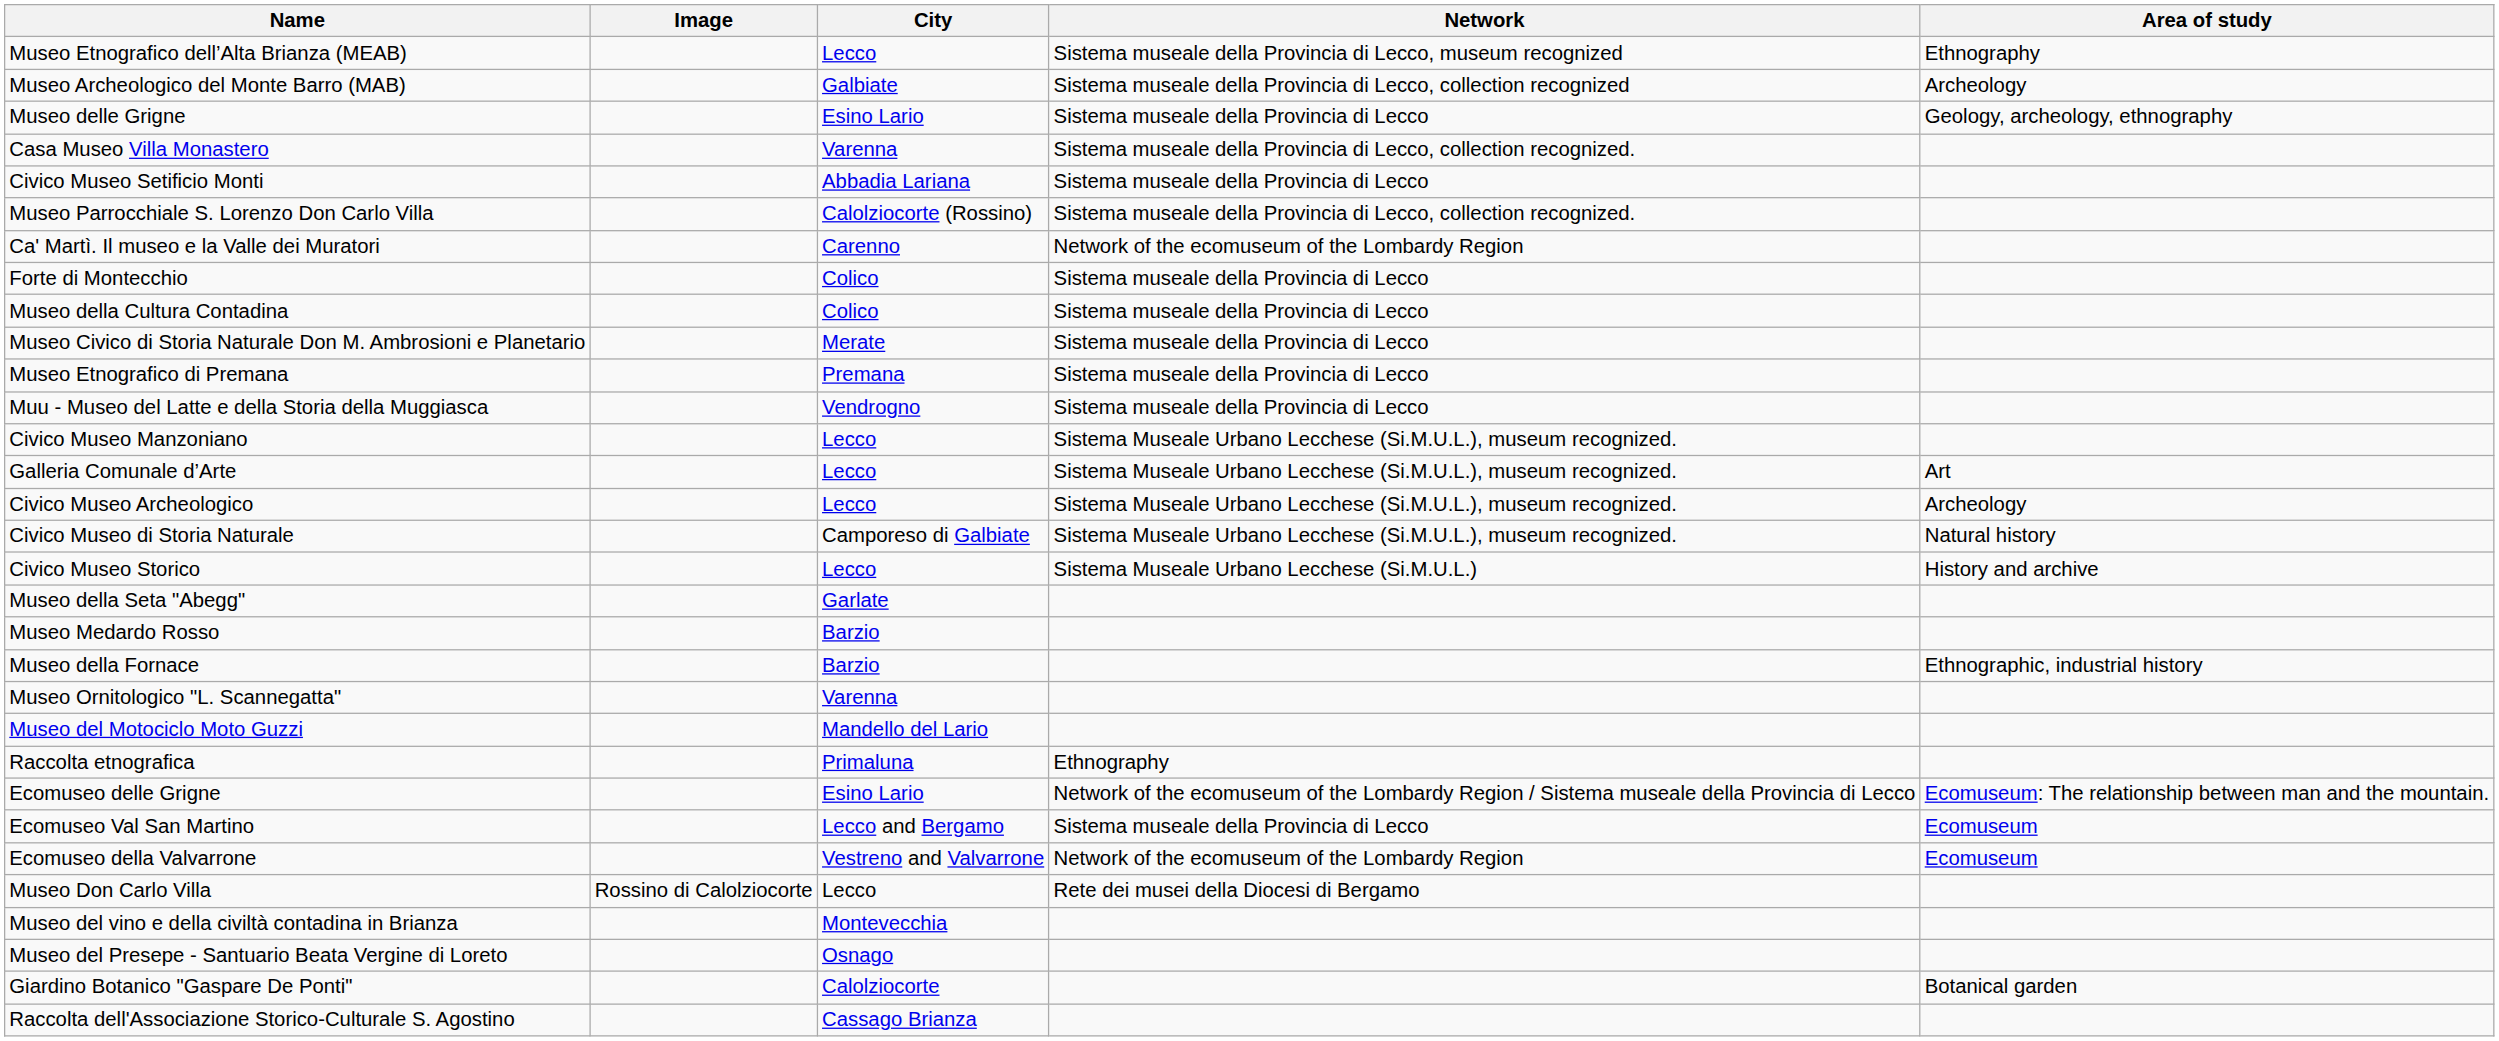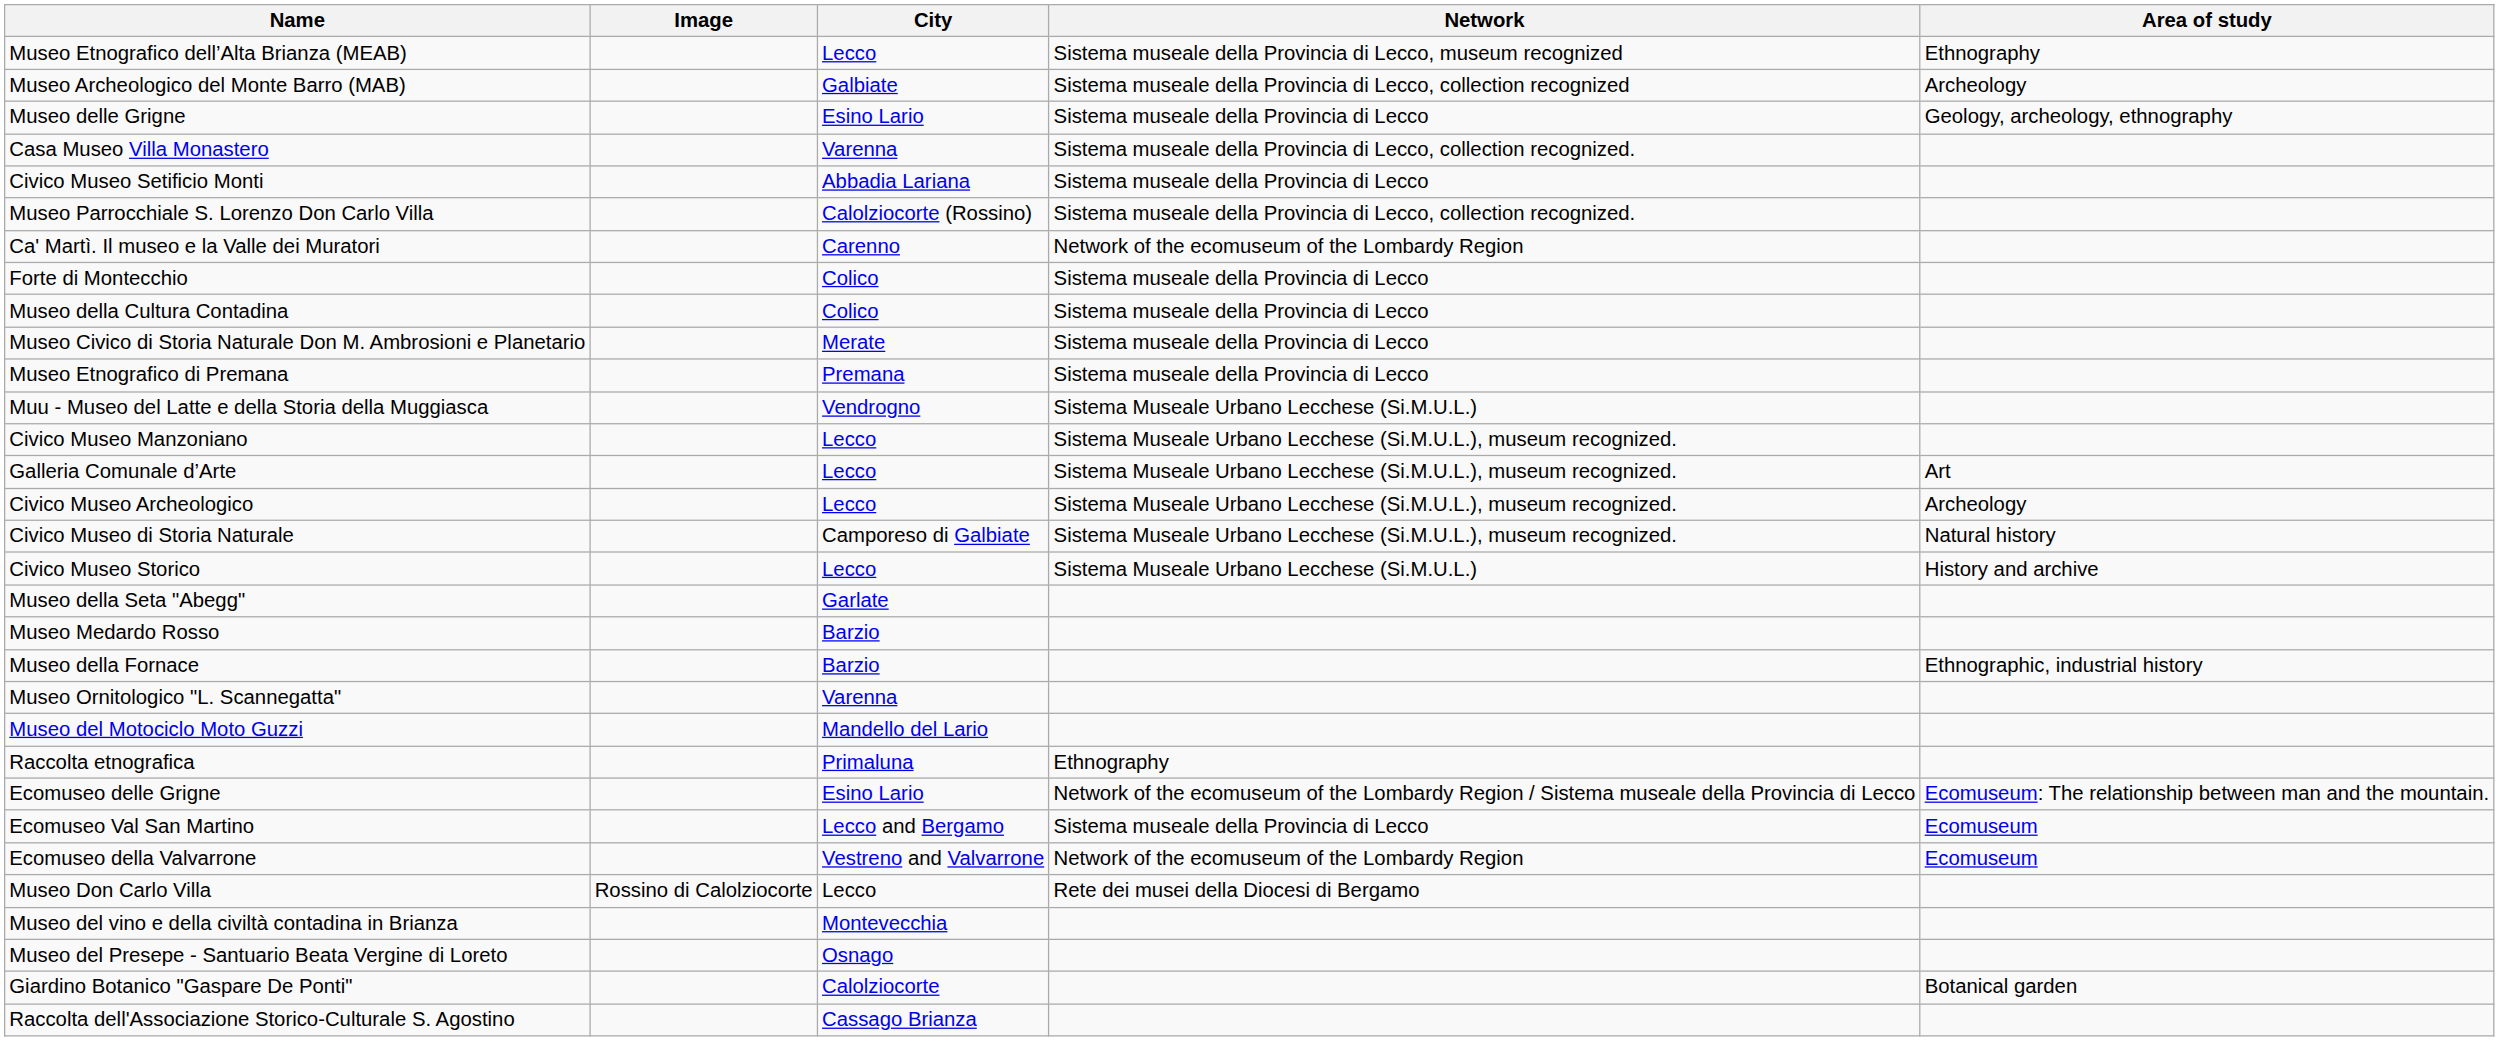(1241, 407) Sistema museale della Provincia di Lecco -> (1265, 407) Sistema Museale Urbano Lecchese (Si.M.U.L.)
